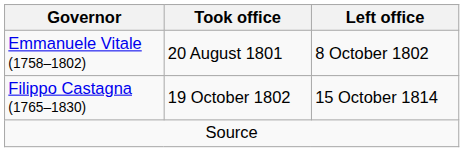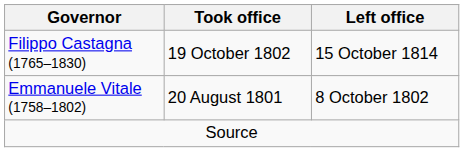rows swapped: (75, 52) <-> (70, 97)
